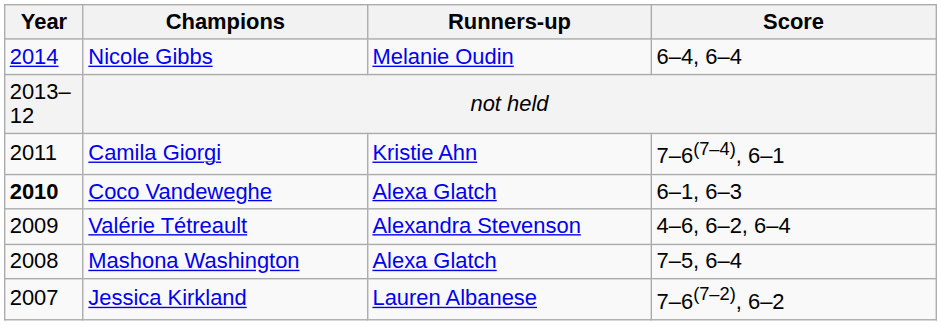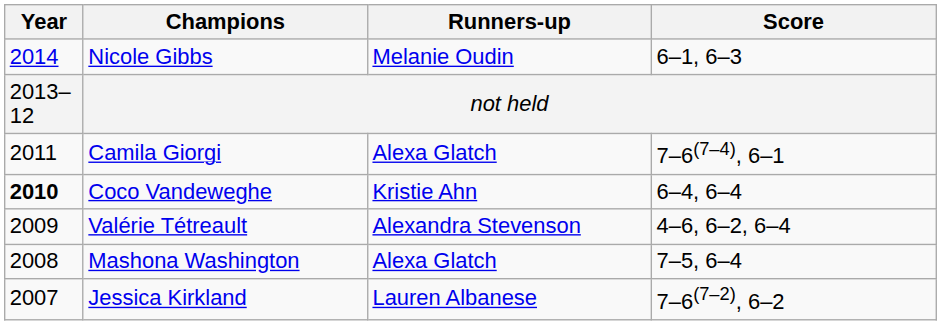(699, 56) 6–4, 6–4 -> (699, 56) 6–1, 6–3
(425, 153) Kristie Ahn -> (435, 153) Alexa Glatch
(435, 191) Alexa Glatch -> (425, 191) Kristie Ahn
(699, 191) 6–1, 6–3 -> (699, 191) 6–4, 6–4
